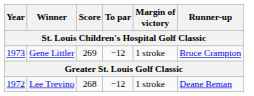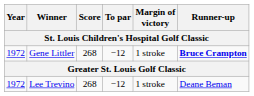(16, 53) 1973 -> (16, 53) 1972
(90, 53) 269 -> (90, 53) 268
(210, 53) normal -> (213, 53) bold
